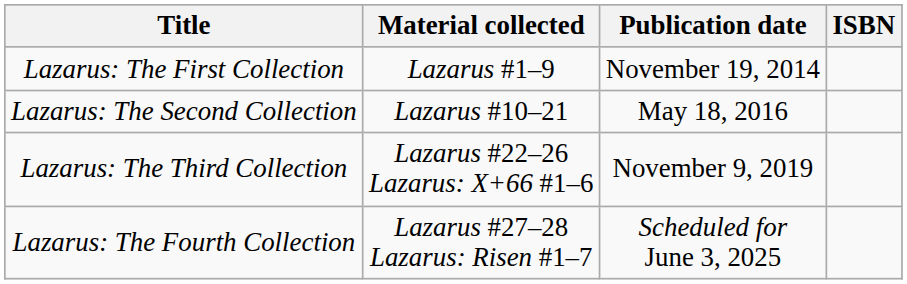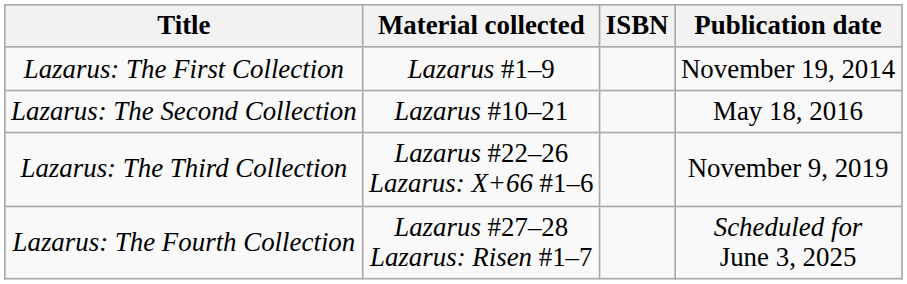columns swapped: (713, 25) <-> (864, 25)
